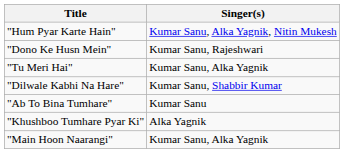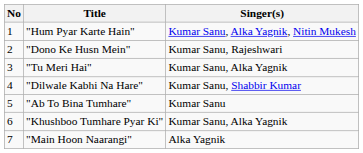+ column: (14, 13)
(178, 121) Alka Yagnik -> (228, 121) Kumar Sanu, Alka Yagnik
(209, 139) Kumar Sanu, Alka Yagnik -> (197, 139) Alka Yagnik
